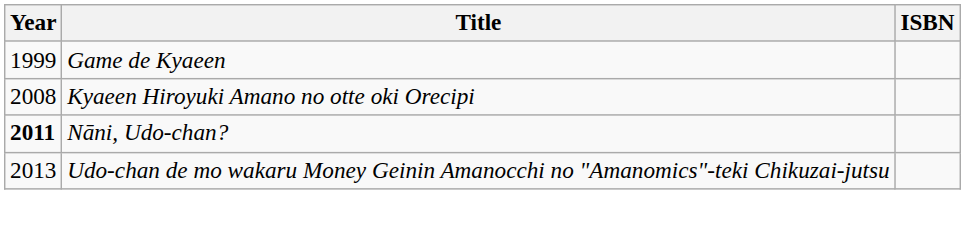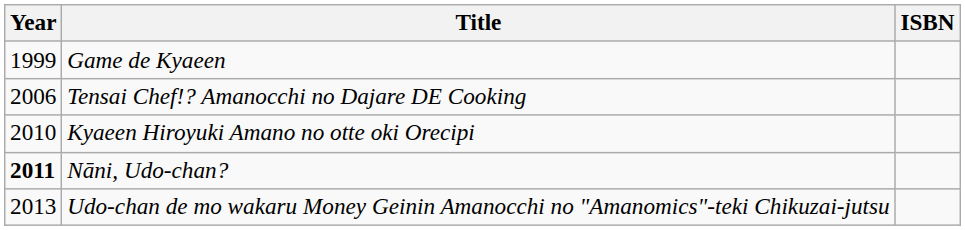+ row: (297, 96)
(33, 96) 2008 -> (33, 133) 2010
